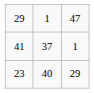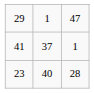(75, 74) 29 -> (75, 74) 28
